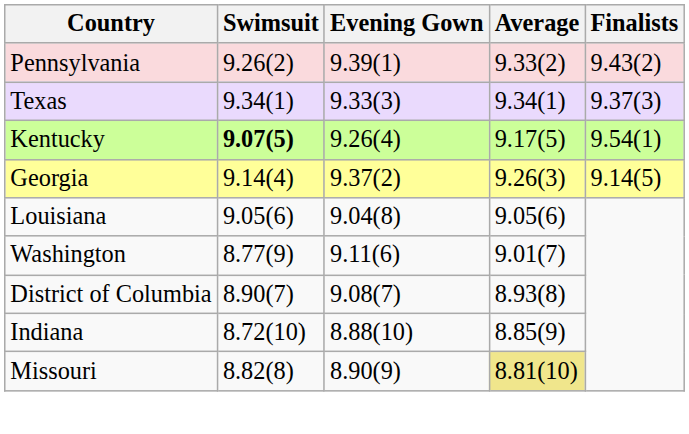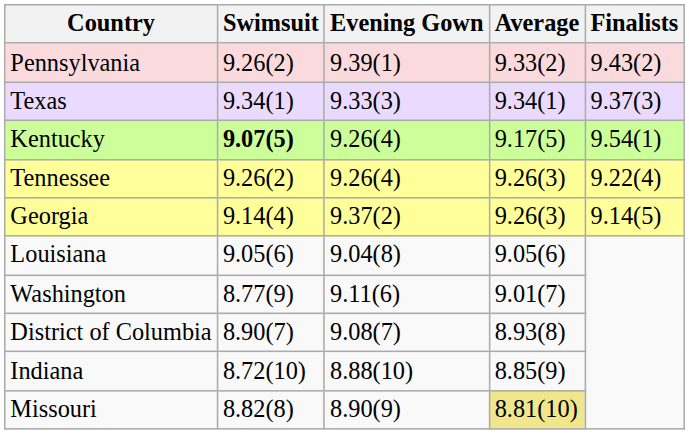+ row: (60, 178)
